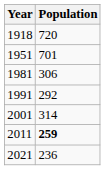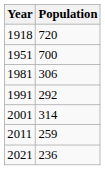(48, 54) 701 -> (48, 54) 700
(48, 134) bold -> (48, 134) normal
